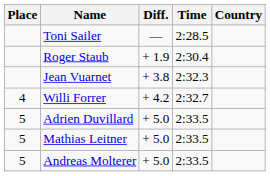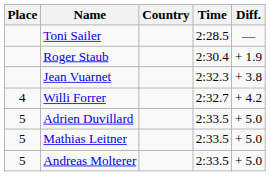columns swapped: (238, 14) <-> (156, 14)
